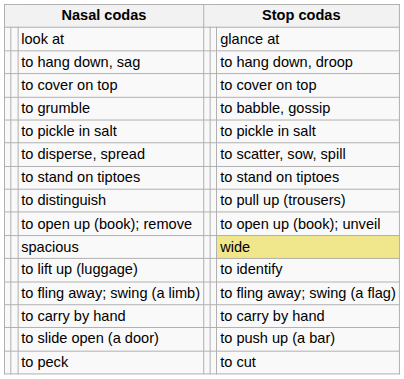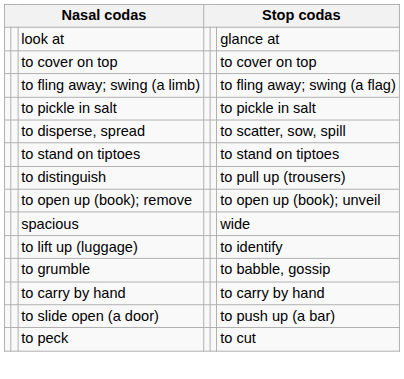- row: (81, 62)
rows swapped: (56, 108) <-> (111, 293)
(235, 246) khaki background -> (235, 223) no background
